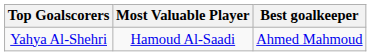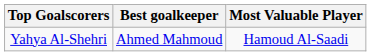columns swapped: (183, 16) <-> (309, 16)
